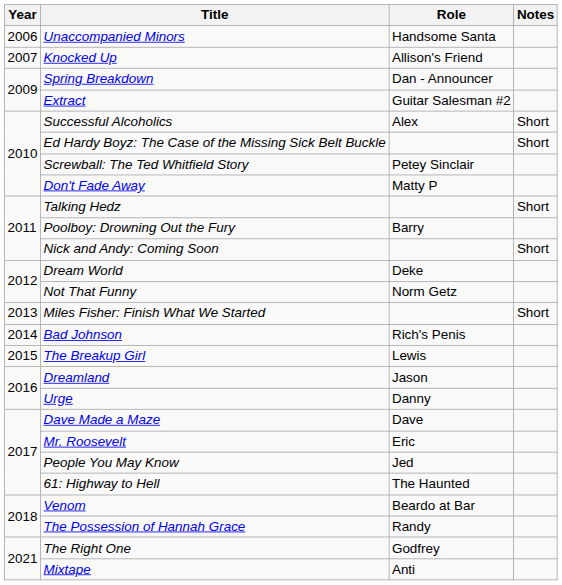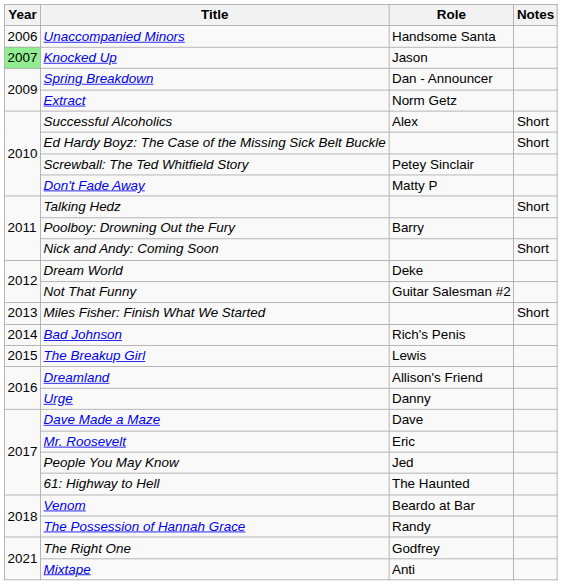(22, 57) no background -> (22, 57) lightgreen background
(437, 57) Allison's Friend -> (410, 57) Jason
(451, 100) Guitar Salesman #2 -> (424, 100) Norm Getz
(424, 292) Norm Getz -> (451, 292) Guitar Salesman #2
(410, 377) Jason -> (437, 377) Allison's Friend
